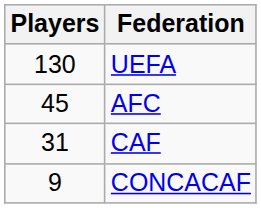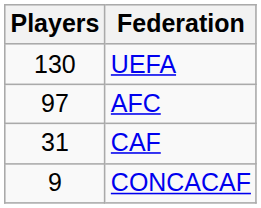(55, 103) 45 -> (55, 103) 97
